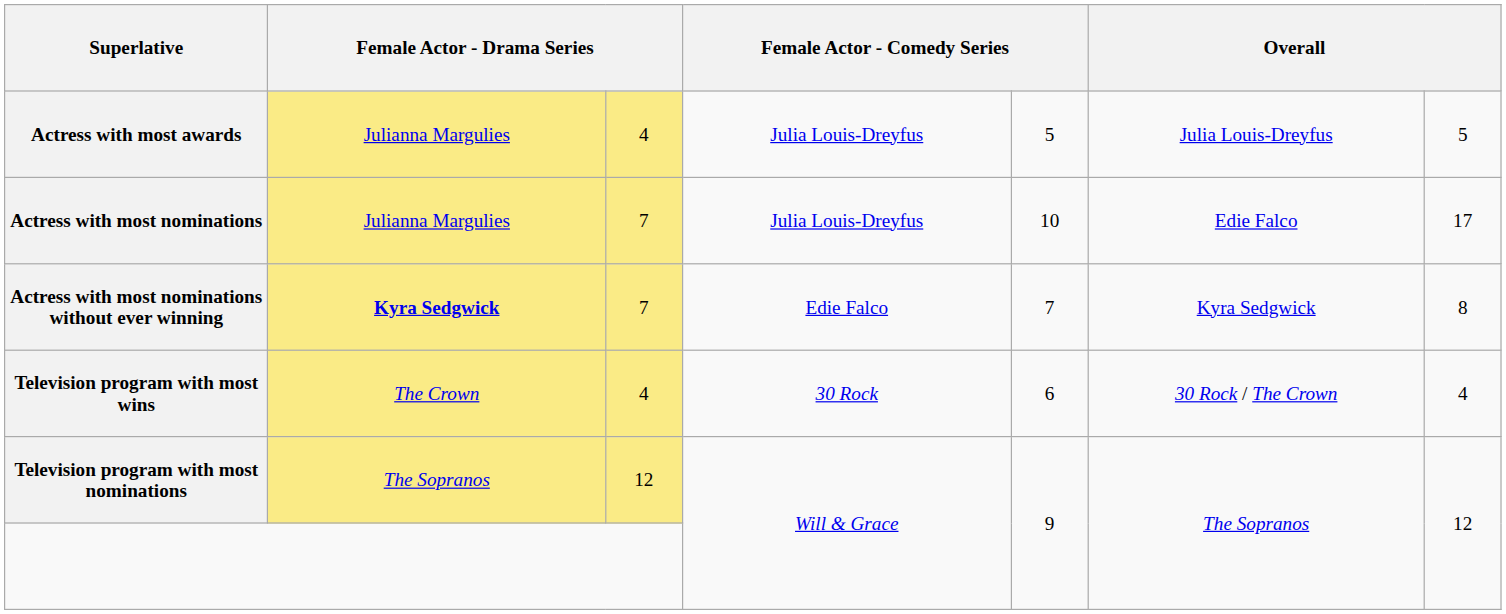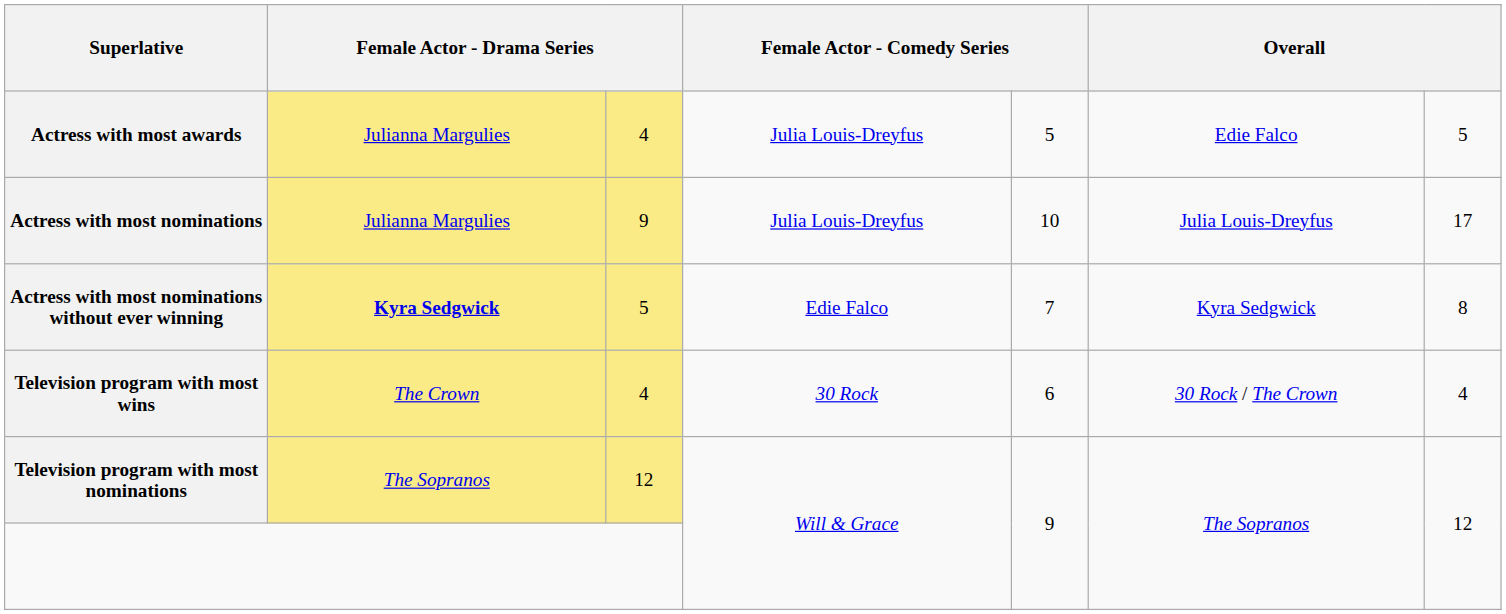(1256, 134) Julia Louis-Dreyfus -> (1256, 134) Edie Falco
(644, 220) 7 -> (644, 220) 9
(1256, 220) Edie Falco -> (1256, 220) Julia Louis-Dreyfus
(644, 306) 7 -> (644, 306) 5
